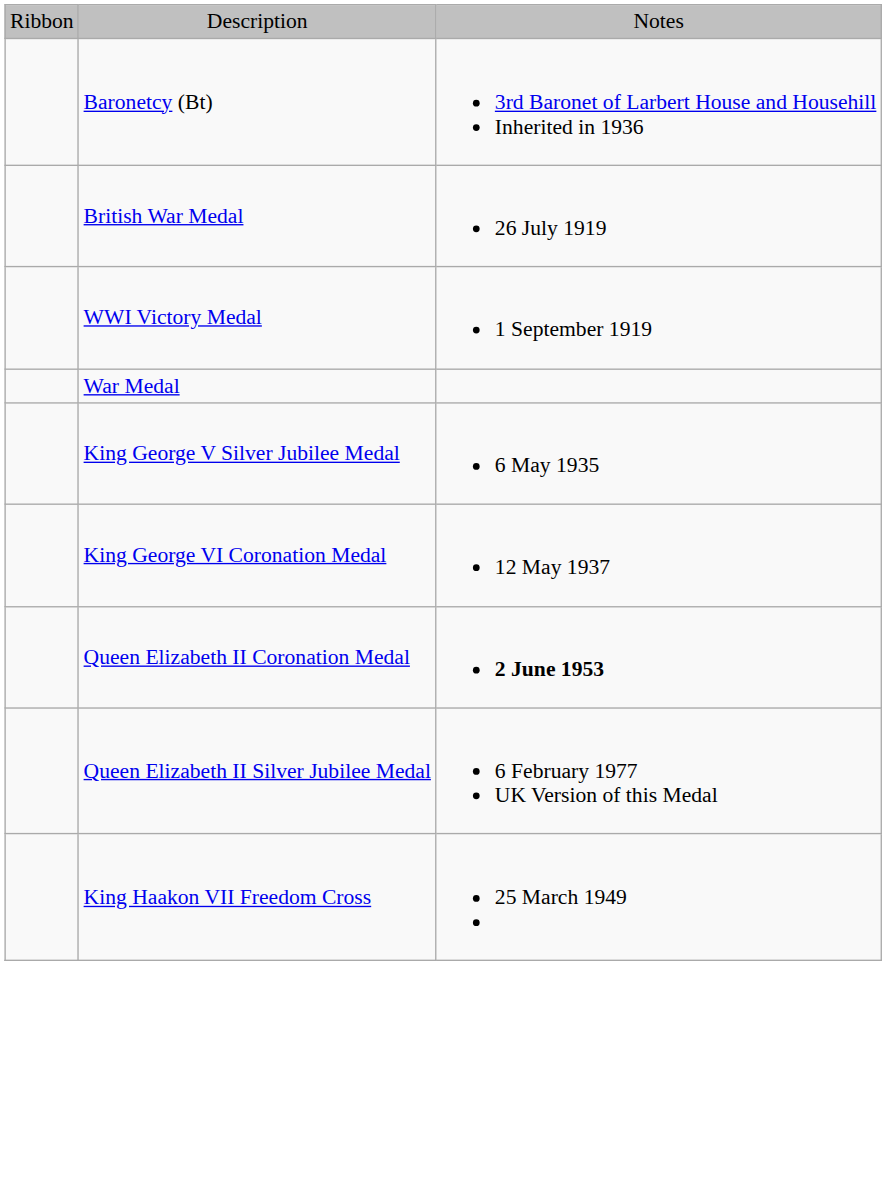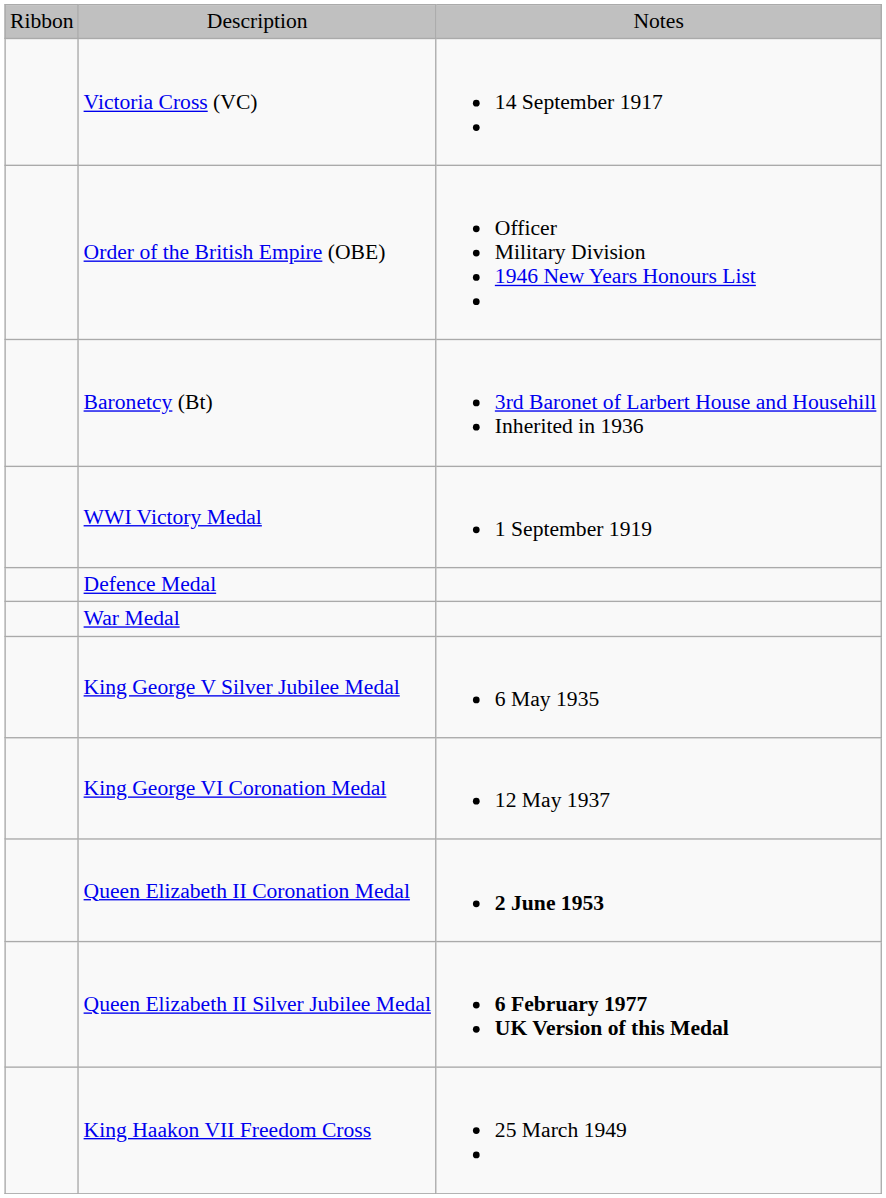+ row: (171, 101)
+ row: (234, 252)
- row: (164, 215)
+ row: (150, 584)
(659, 783) normal -> (659, 1016) bold
